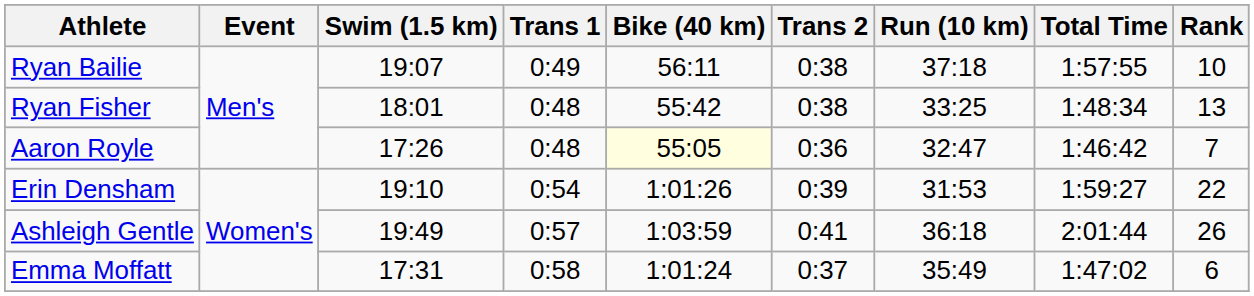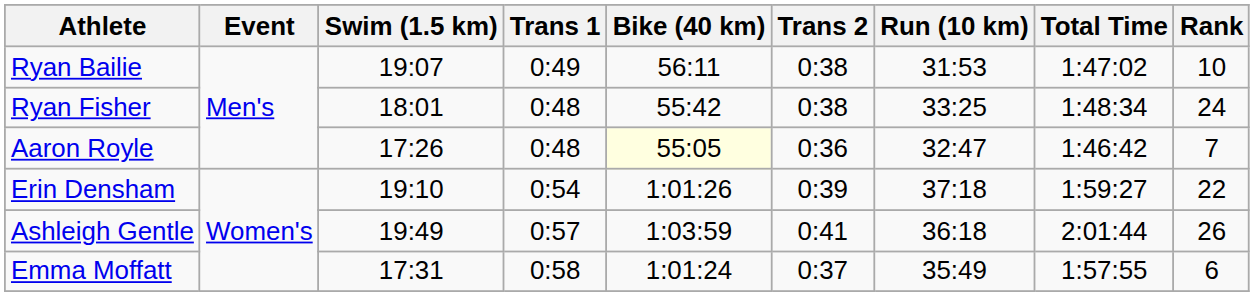(954, 67) 37:18 -> (954, 67) 31:53
(1104, 67) 1:57:55 -> (1104, 67) 1:47:02
(1212, 108) 13 -> (1212, 108) 24
(954, 190) 31:53 -> (954, 190) 37:18
(1104, 271) 1:47:02 -> (1104, 271) 1:57:55
